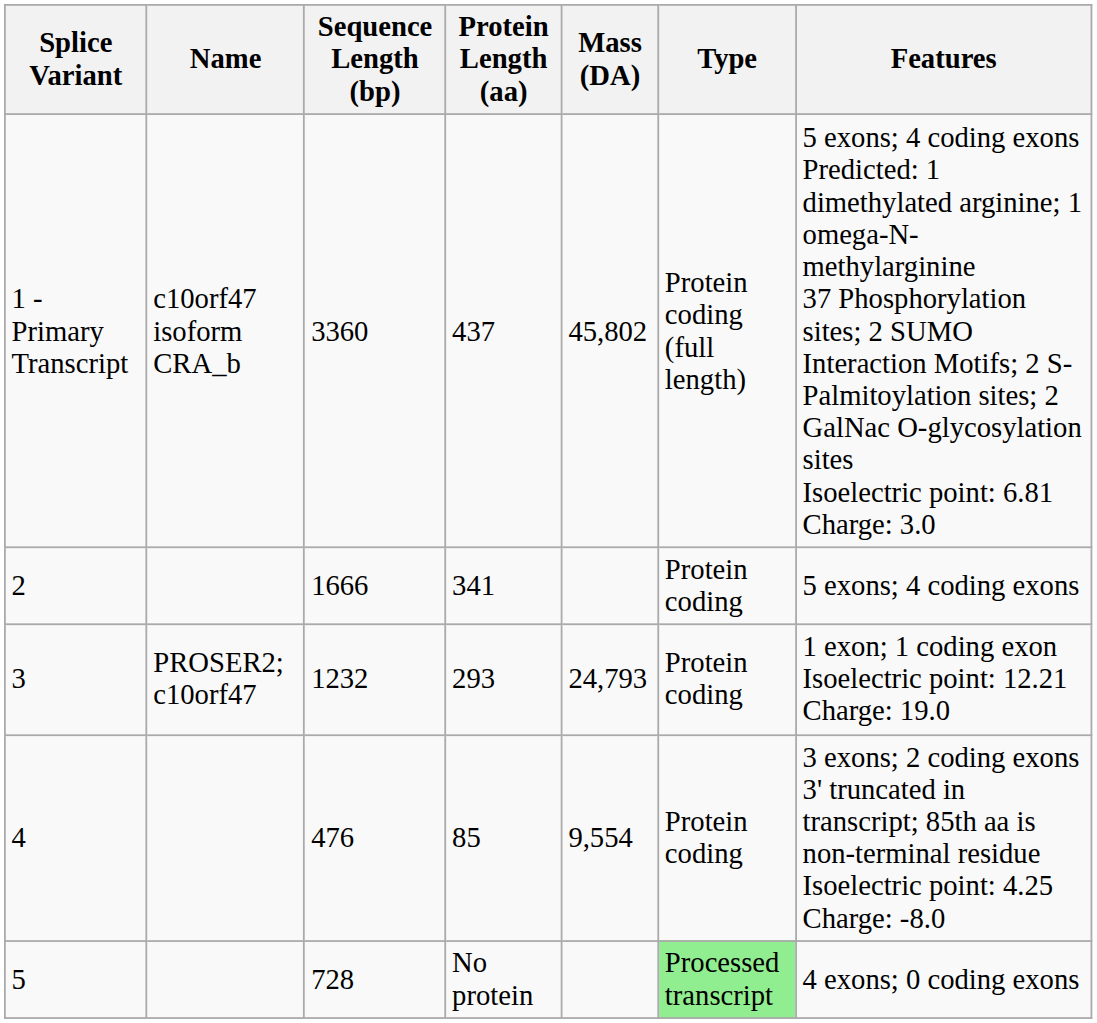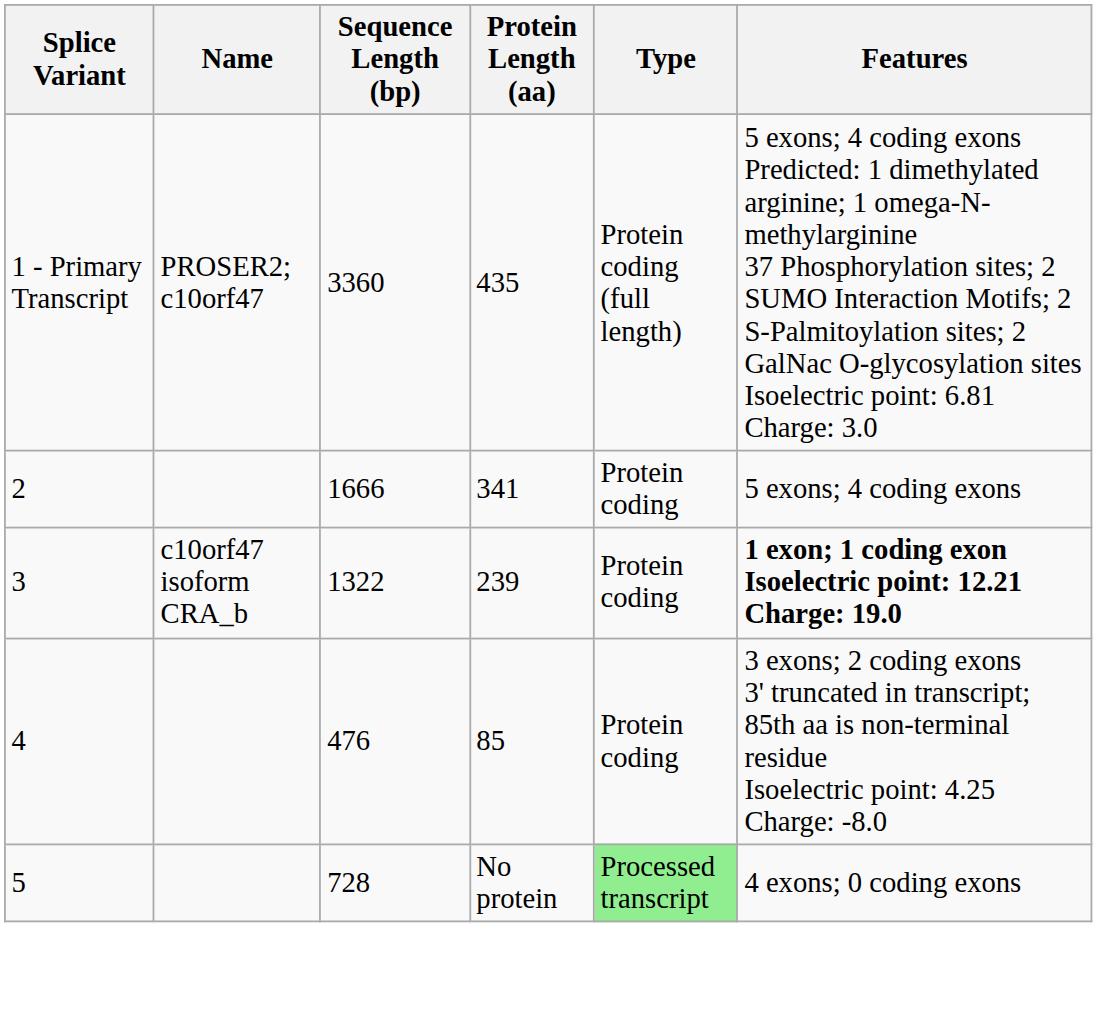- column: (610, 59)
(205, 330) c10orf47 isoform CRA_b -> (226, 282) PROSER2; c10orf47
(474, 330) 437 -> (498, 282) 435
(219, 678) PROSER2; c10orf47 -> (212, 582) c10orf47 isoform CRA_b
(340, 678) 1232 -> (356, 582) 1322
(474, 678) 293 -> (498, 582) 239
(935, 678) normal -> (883, 582) bold
